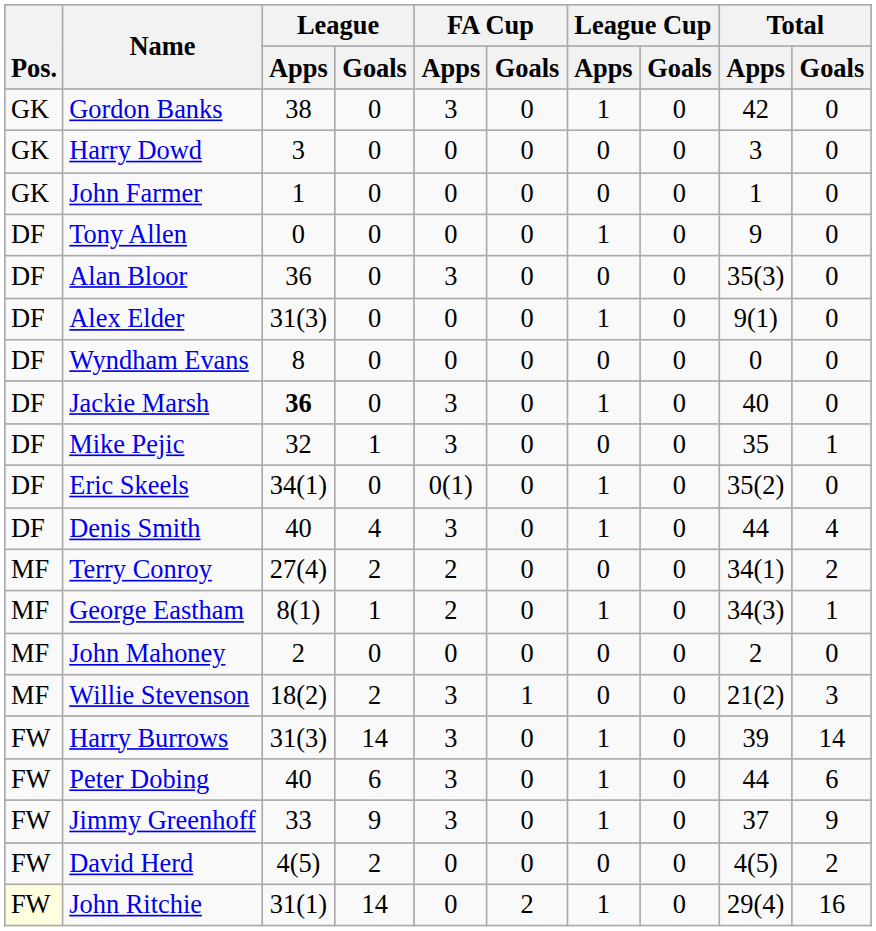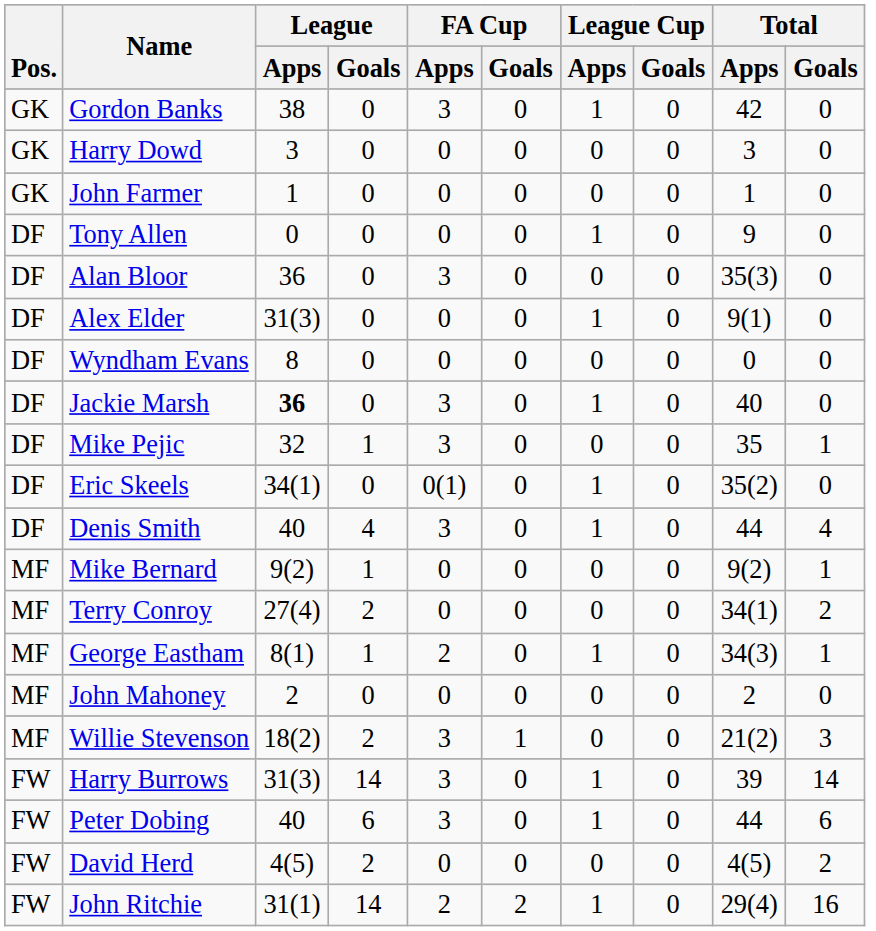+ row: (143, 569)
(451, 569) 2 -> (444, 611) 0
- row: (163, 820)
(31, 904) lightyellow background -> (31, 904) no background
(451, 904) 0 -> (444, 904) 2
